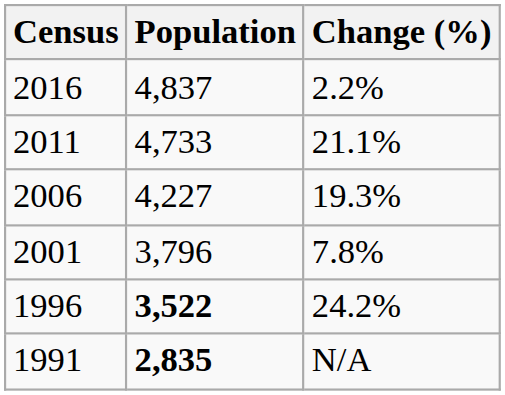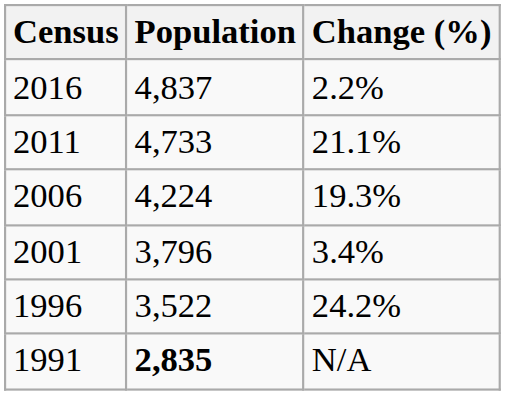(173, 196) 4,227 -> (173, 196) 4,224
(348, 251) 7.8% -> (348, 251) 3.4%
(173, 305) bold -> (173, 305) normal
